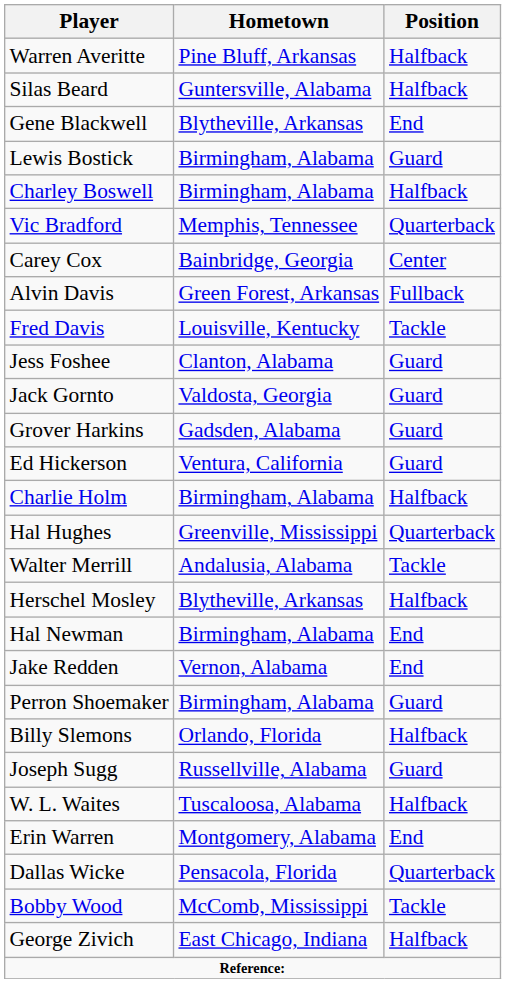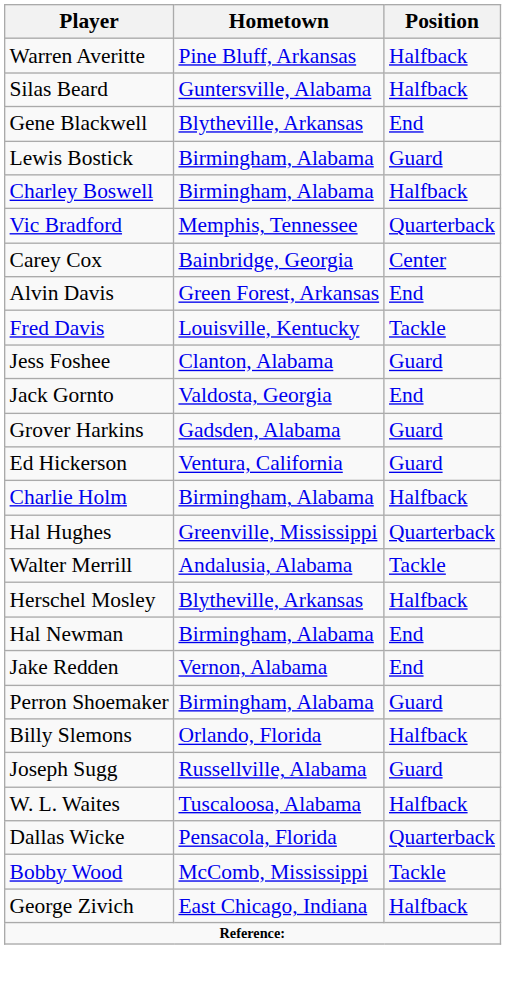(427, 293) Fullback -> (406, 293) End
(416, 395) Guard -> (406, 395) End
- row: (62, 837)
